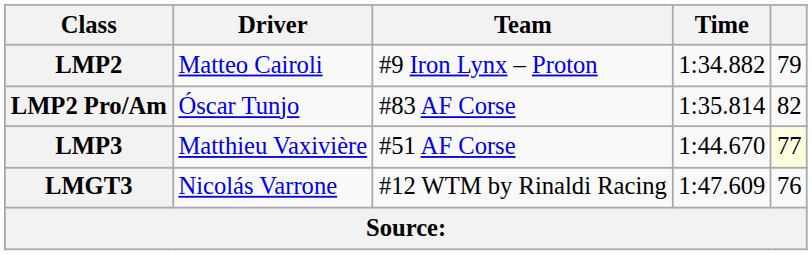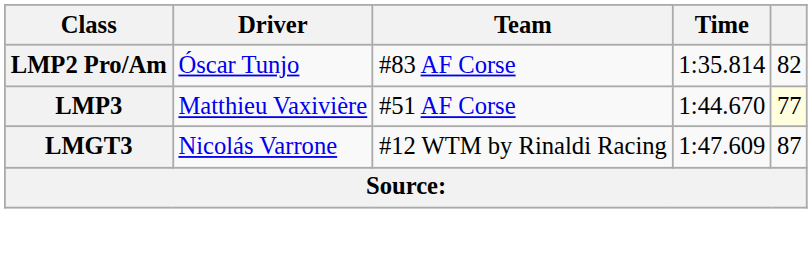- row: (89, 65)
(789, 186) 76 -> (789, 146) 87
